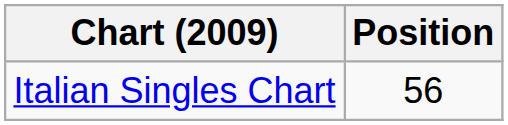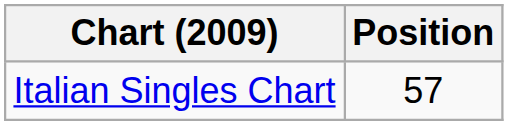(423, 90) 56 -> (423, 90) 57
